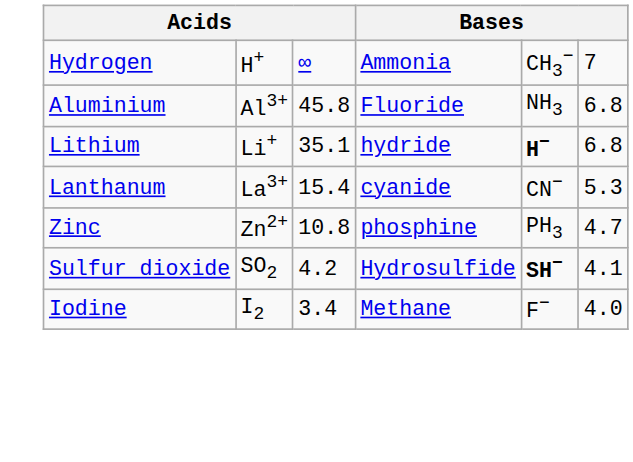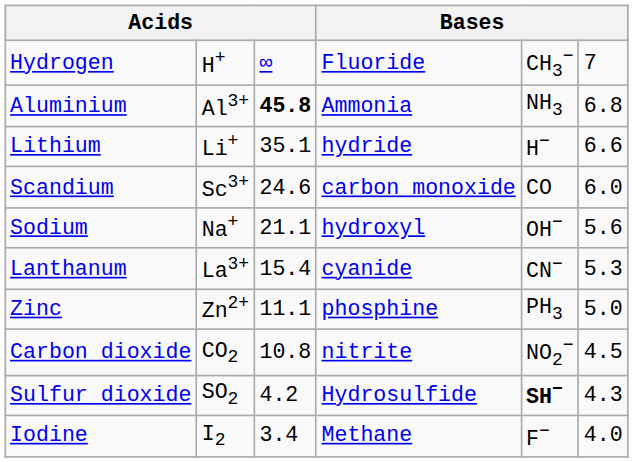(406, 63) Ammonia -> (373, 63) Fluoride
(324, 106) normal -> (285, 106) bold
(412, 106) Fluoride -> (367, 106) Ammonia
(538, 147) bold -> (538, 147) normal
(603, 147) 6.8 -> (603, 147) 6.6
+ row: (62, 187)
+ row: (49, 228)
(324, 228) 10.8 -> (285, 309) 11.1
(603, 228) 4.7 -> (603, 309) 5.0
+ row: (101, 352)
(603, 269) 4.1 -> (603, 395) 4.3
